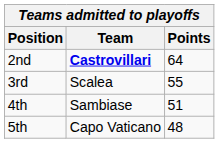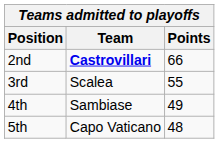(175, 60) 64 -> (175, 60) 66
(175, 104) 51 -> (175, 104) 49
